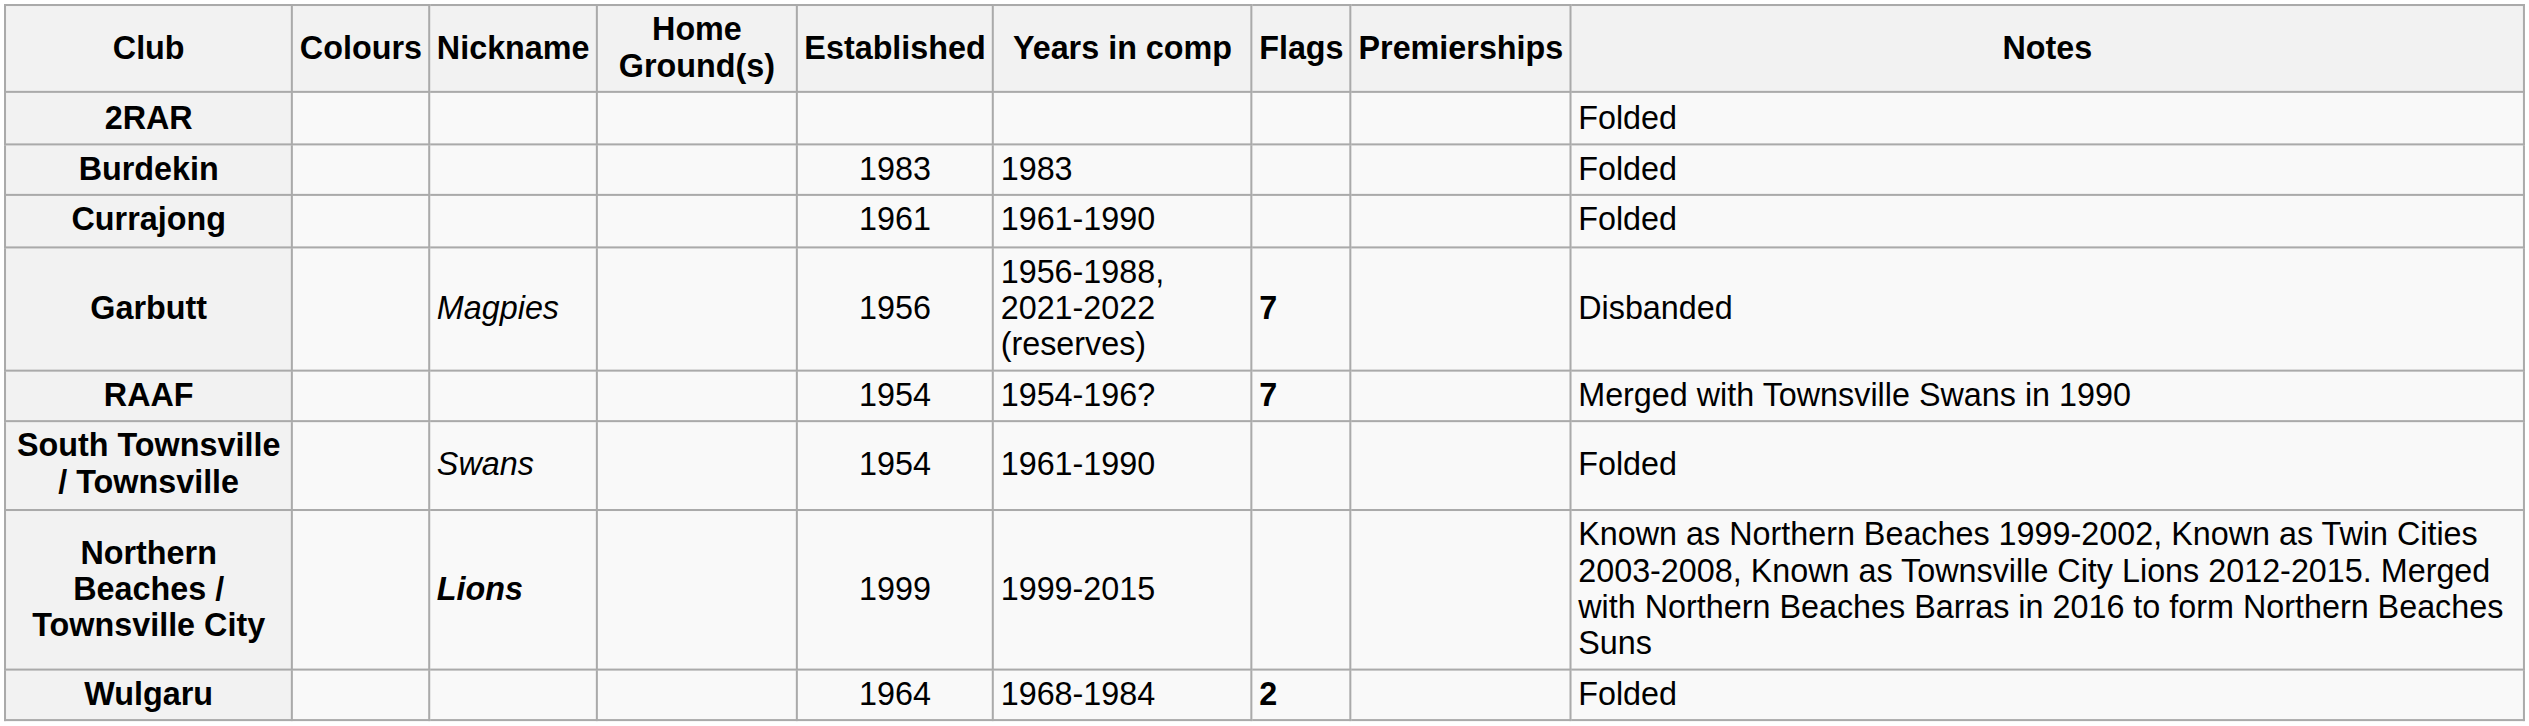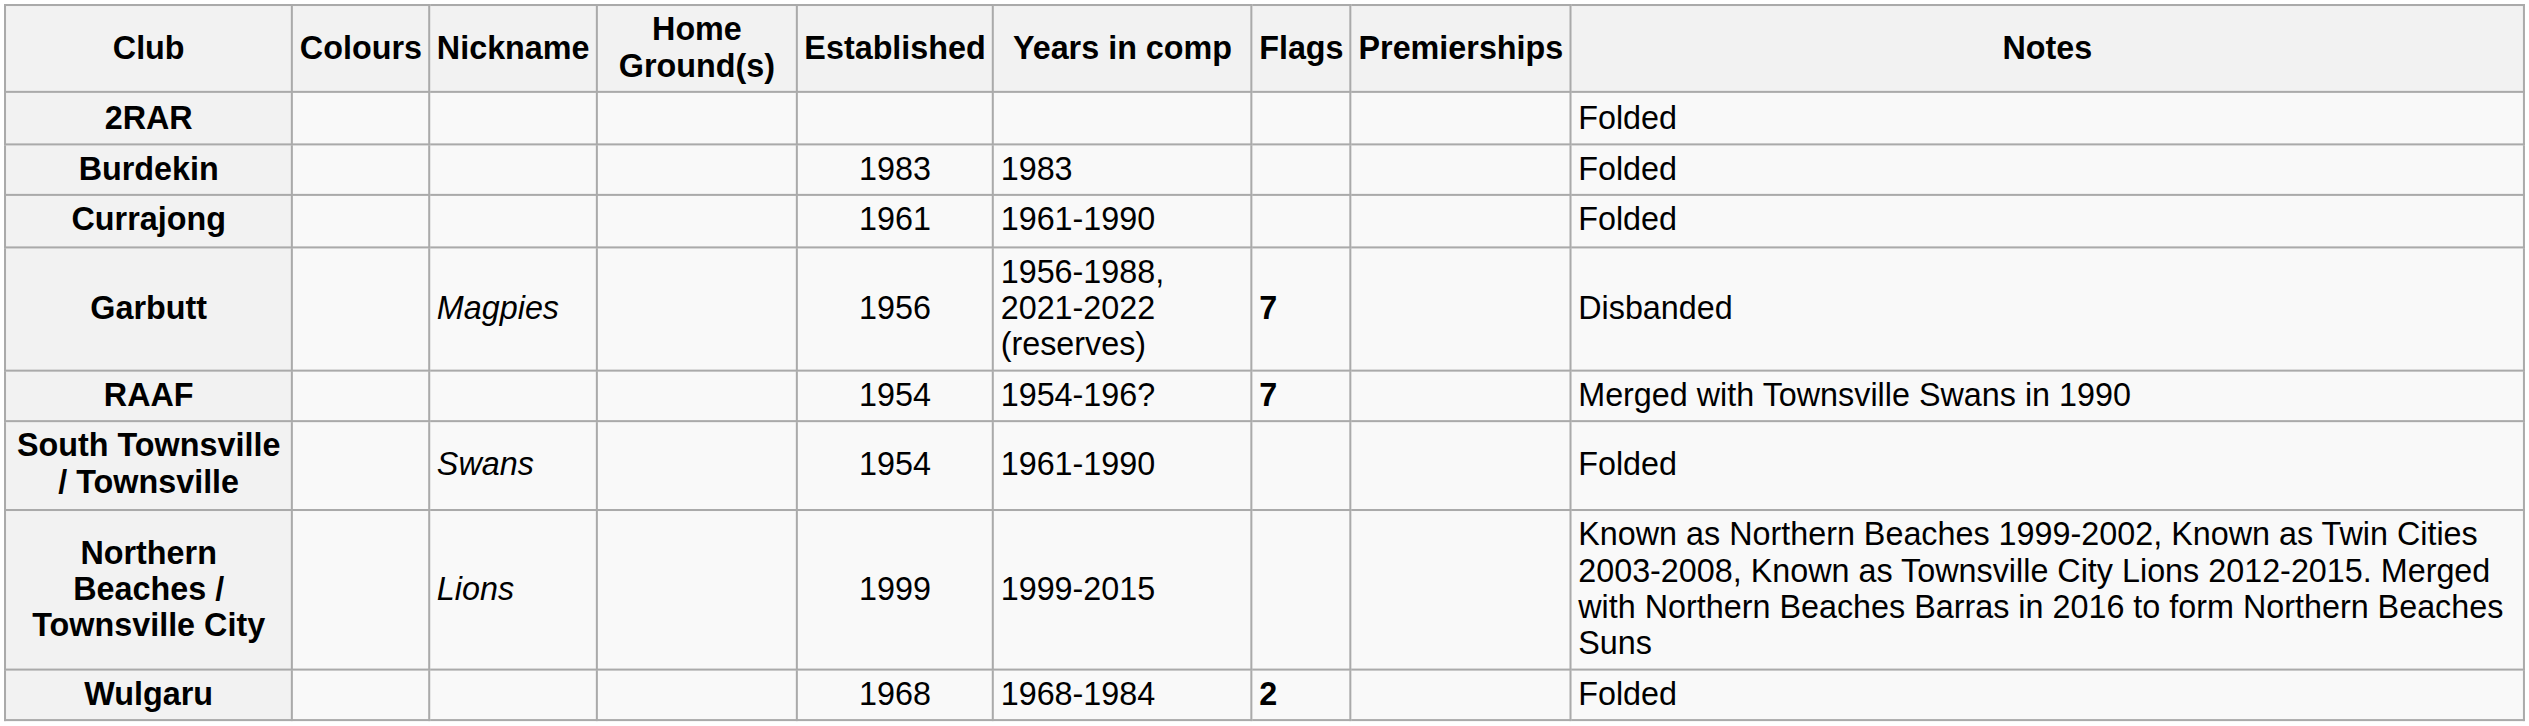(480, 588) bold -> (475, 588) normal
(895, 694) 1964 -> (895, 694) 1968
